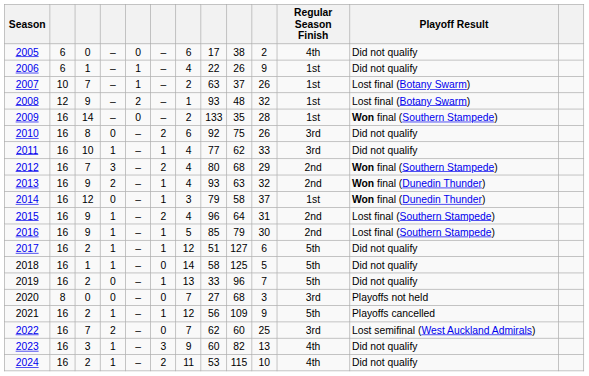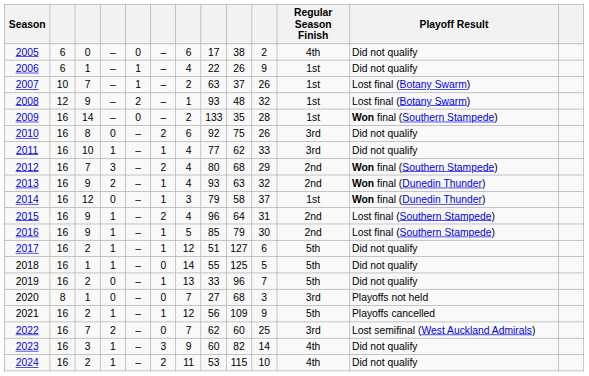(214, 265) 58 -> (214, 265) 55
(88, 298) 0 -> (88, 298) 1
(264, 347) 13 -> (264, 347) 14
